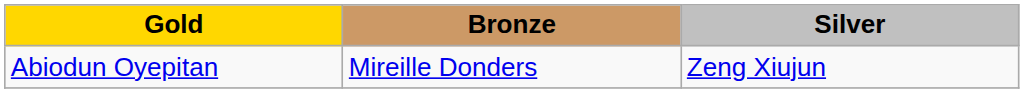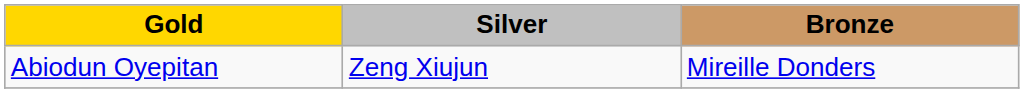columns swapped: (850, 25) <-> (512, 25)
